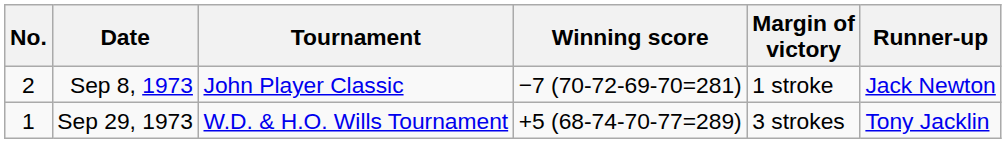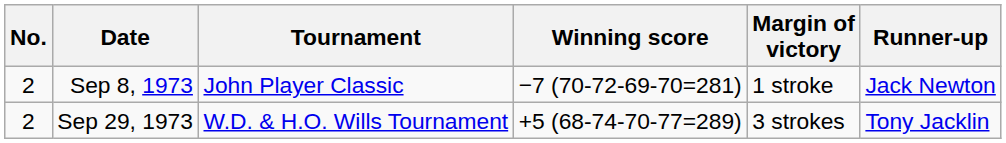(28, 121) 1 -> (28, 121) 2
